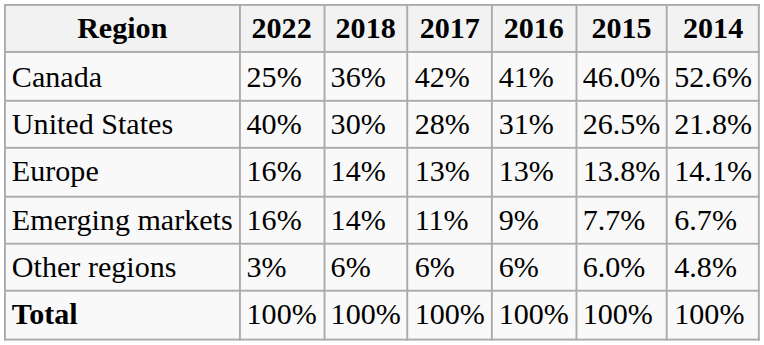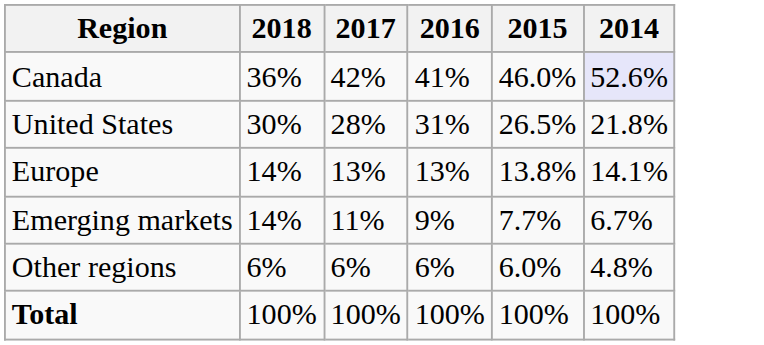- column: (282, 28)
(713, 76) no background -> (629, 76) lavender background
